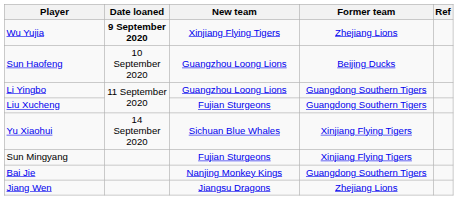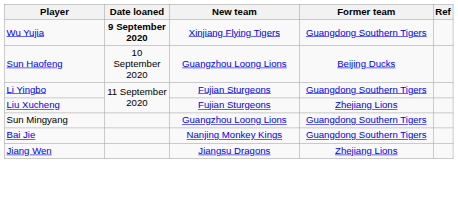(366, 32) Zhejiang Lions -> (366, 32) Guangdong Southern Tigers
(234, 90) Guangzhou Loong Lions -> (234, 90) Fujian Sturgeons
(366, 105) Guangdong Southern Tigers -> (366, 105) Zhejiang Lions
- row: (29, 131)
(234, 157) Fujian Sturgeons -> (234, 120) Guangzhou Loong Lions
(366, 157) Xinjiang Flying Tigers -> (366, 120) Guangdong Southern Tigers
